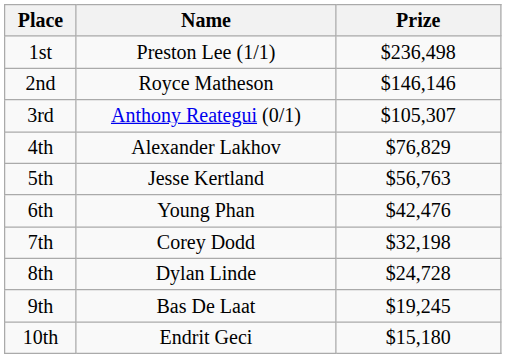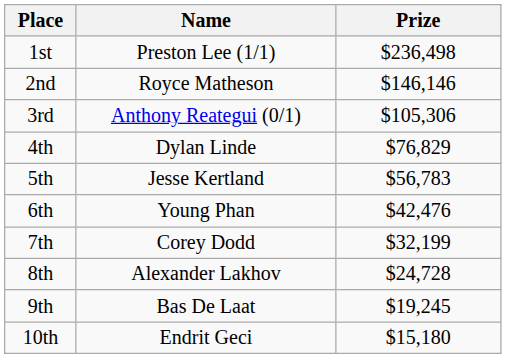(418, 115) $105,307 -> (418, 115) $105,306
(206, 147) Alexander Lakhov -> (206, 147) Dylan Linde
(418, 178) $56,763 -> (418, 178) $56,783
(418, 242) $32,198 -> (418, 242) $32,199
(206, 274) Dylan Linde -> (206, 274) Alexander Lakhov
